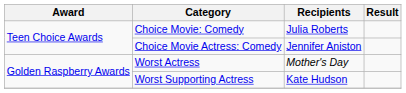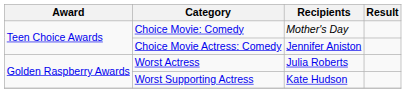(317, 29) Julia Roberts -> (317, 29) Mother's Day
(317, 63) Mother's Day -> (317, 63) Julia Roberts
